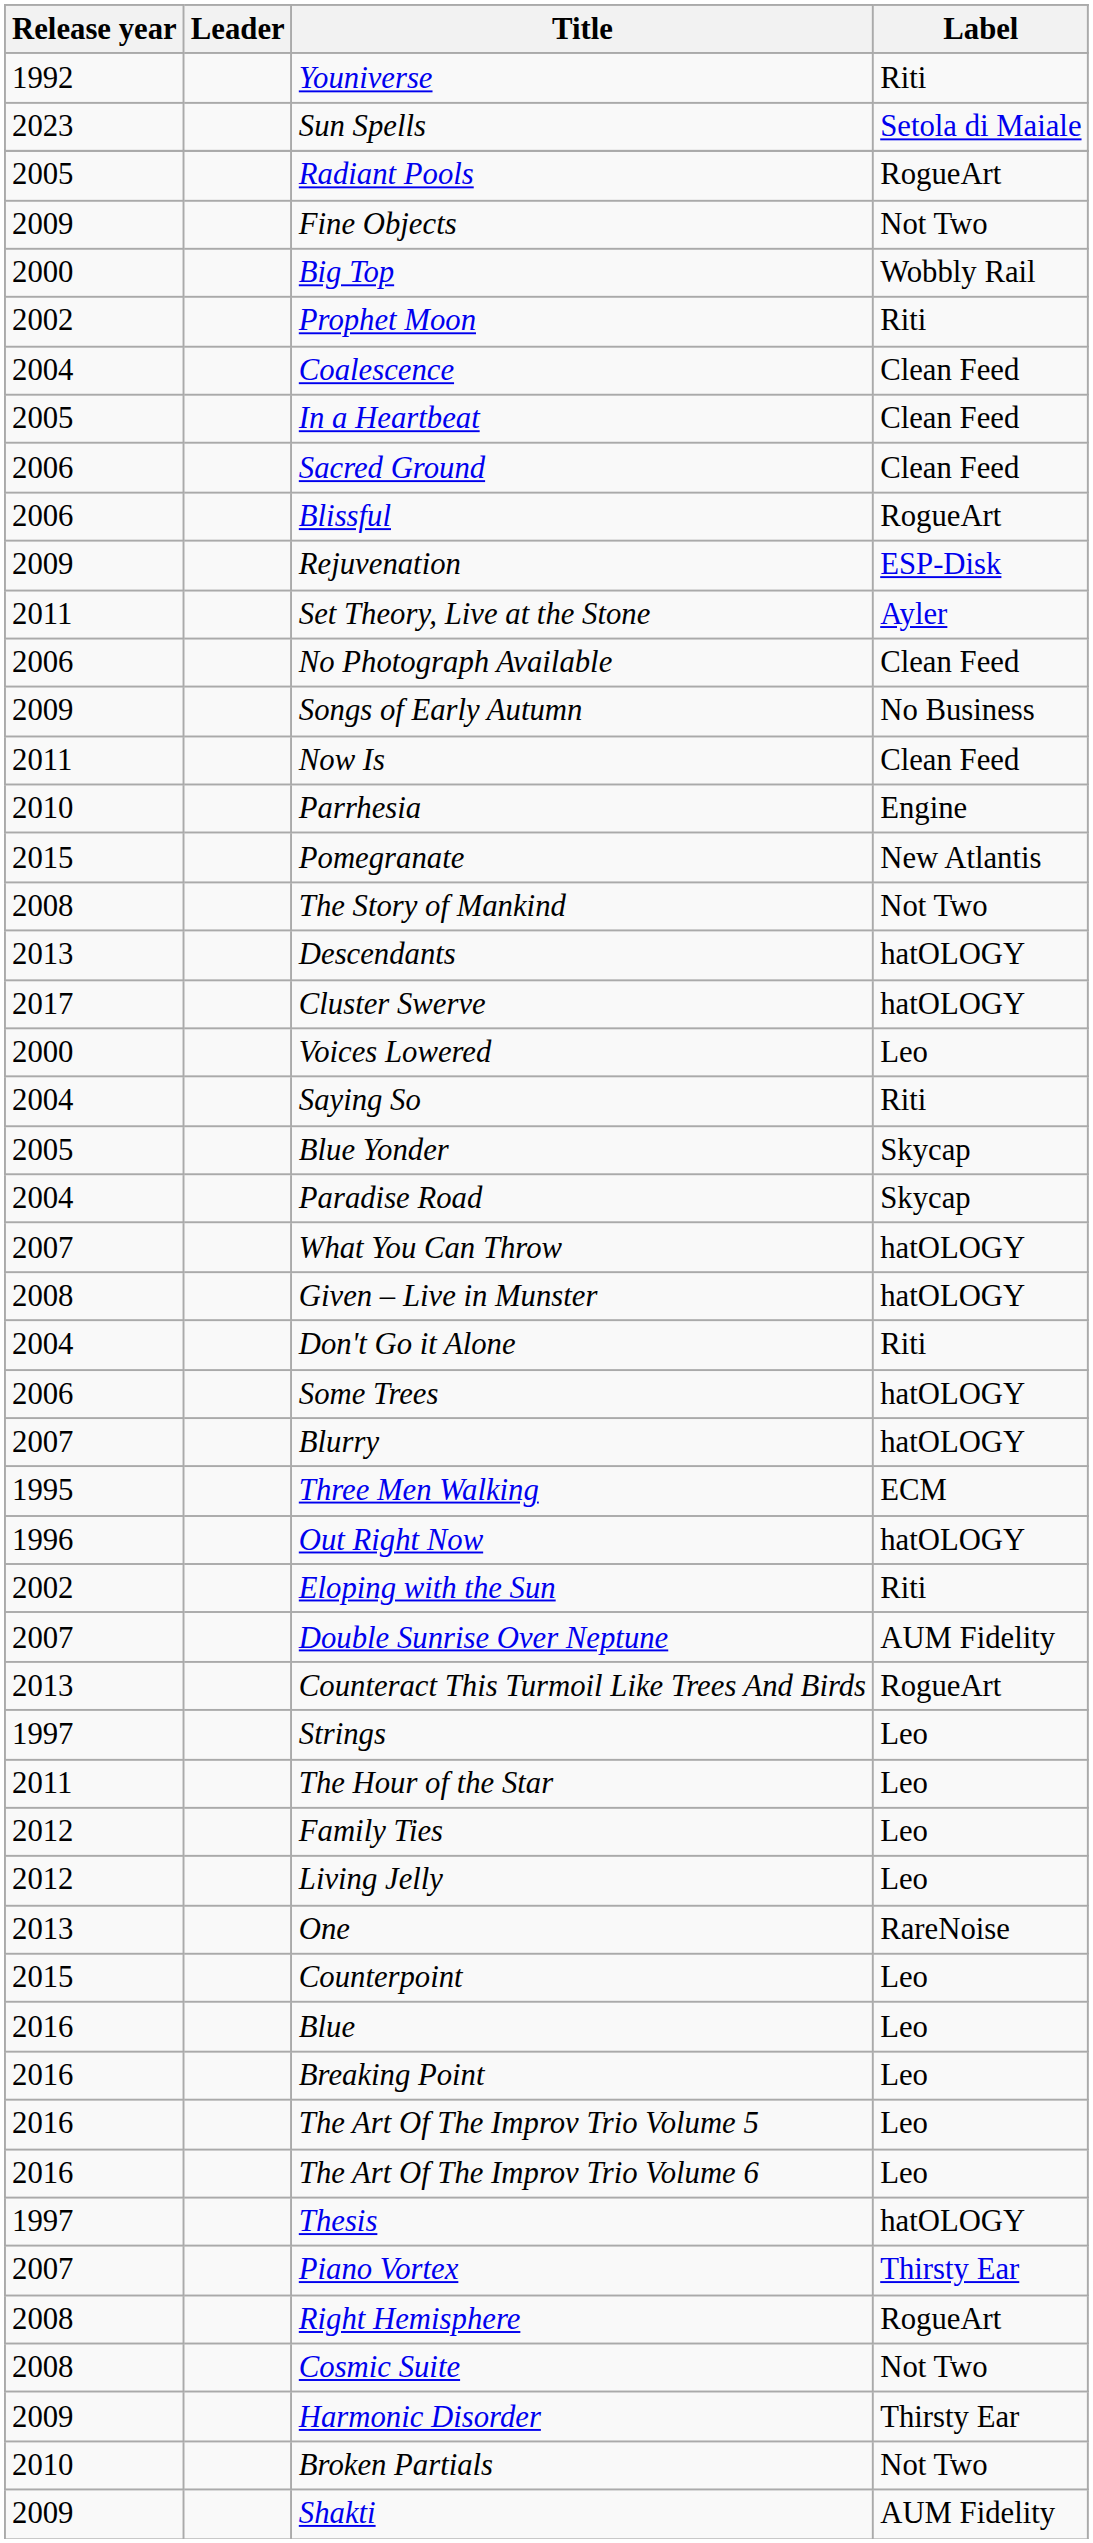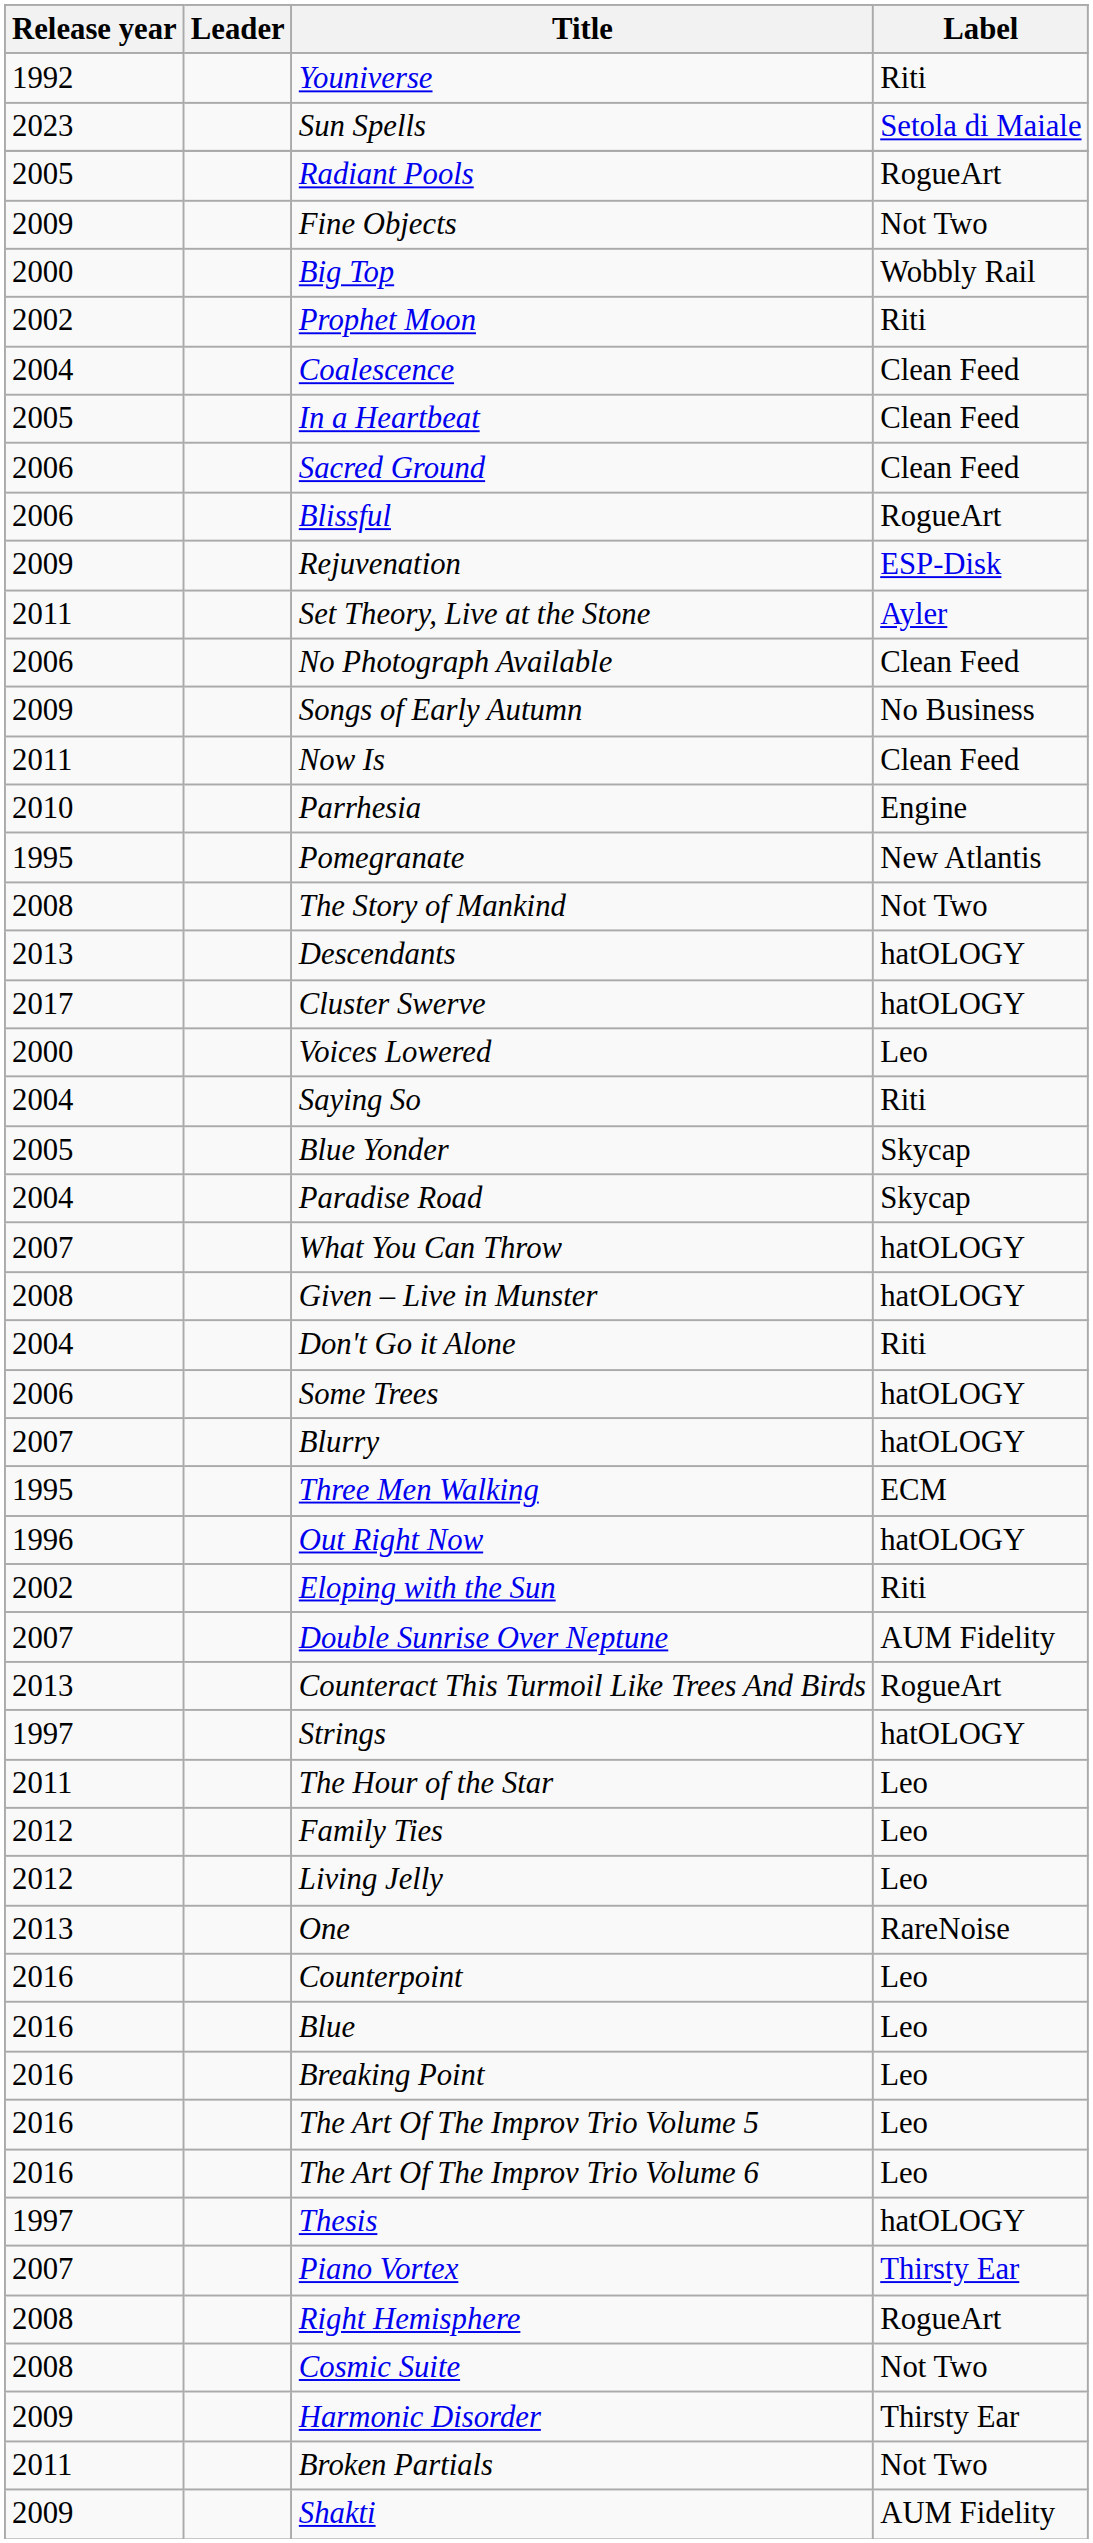(43, 857) 2015 -> (43, 857) 1995
(904, 1734) Leo -> (953, 1734) hatOLOGY
(43, 1977) 2015 -> (43, 1977) 2016
(43, 2464) 2010 -> (42, 2464) 2011
